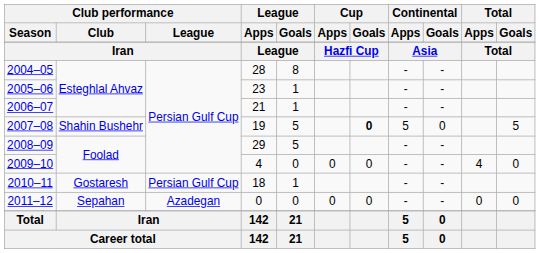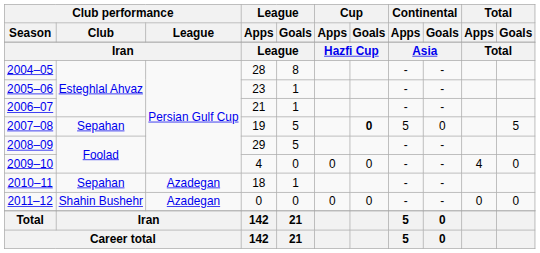(101, 126) Shahin Bushehr -> (101, 126) Sepahan
(101, 182) Gostaresh -> (101, 182) Sepahan
(193, 182) Persian Gulf Cup -> (193, 182) Azadegan
(101, 201) Sepahan -> (101, 201) Shahin Bushehr
